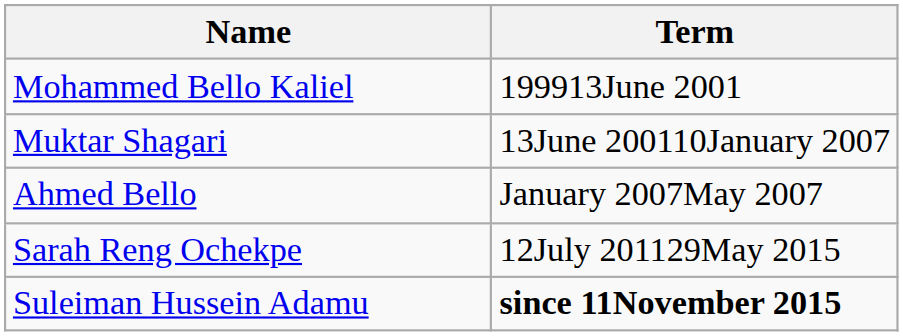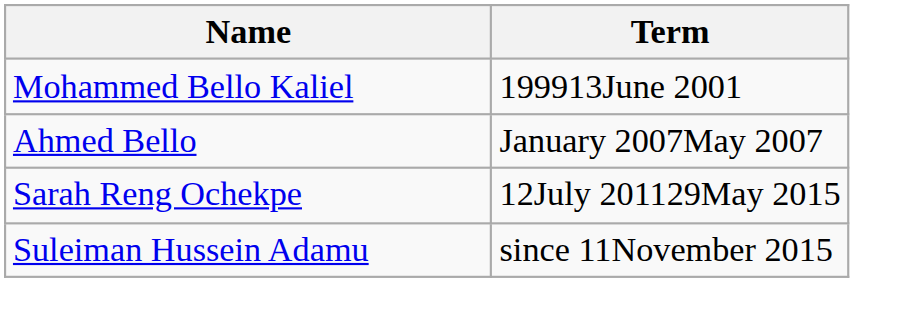- row: (120, 140)
(670, 303) bold -> (666, 248) normal
